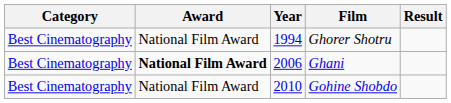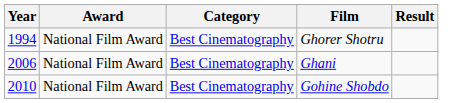columns swapped: (288, 16) <-> (70, 16)
(203, 63) bold -> (103, 63) normal
